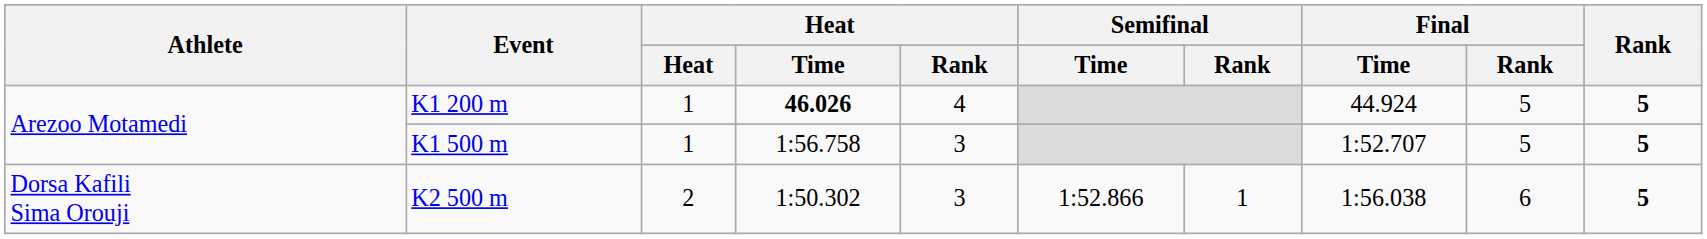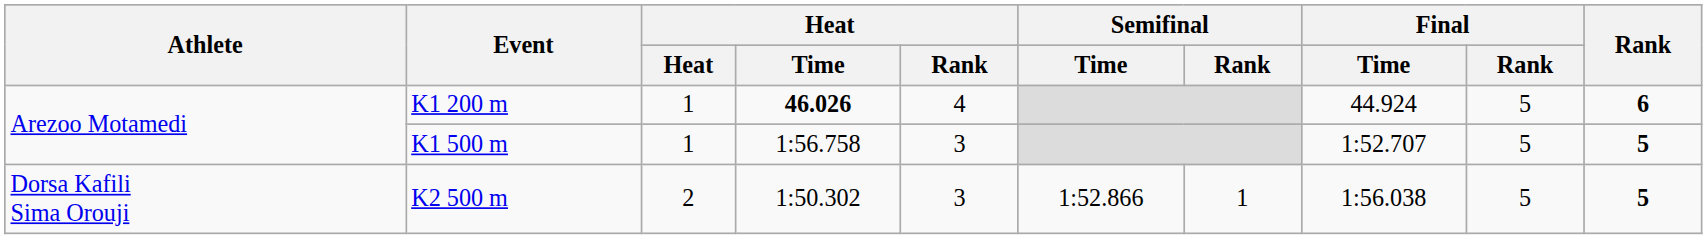(1643, 104) 5 -> (1643, 104) 6
(1525, 198) 6 -> (1525, 198) 5
